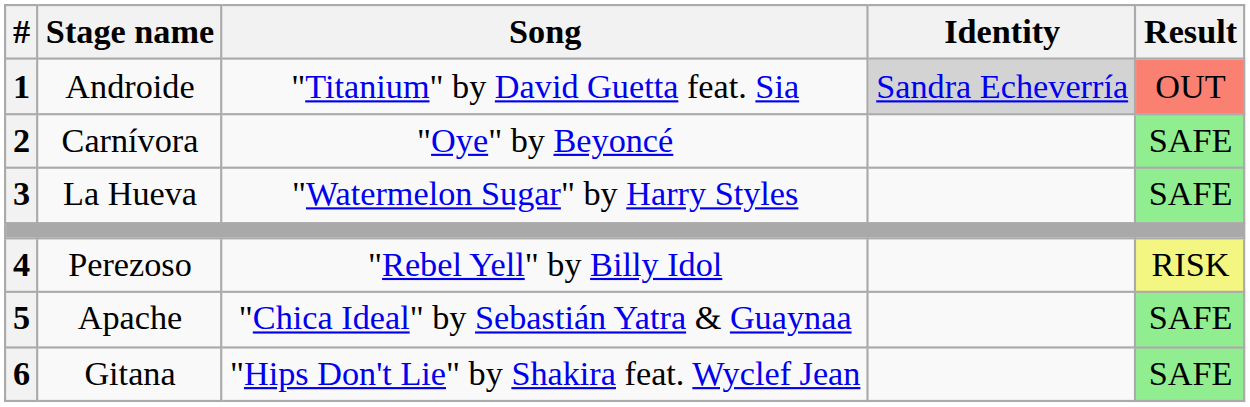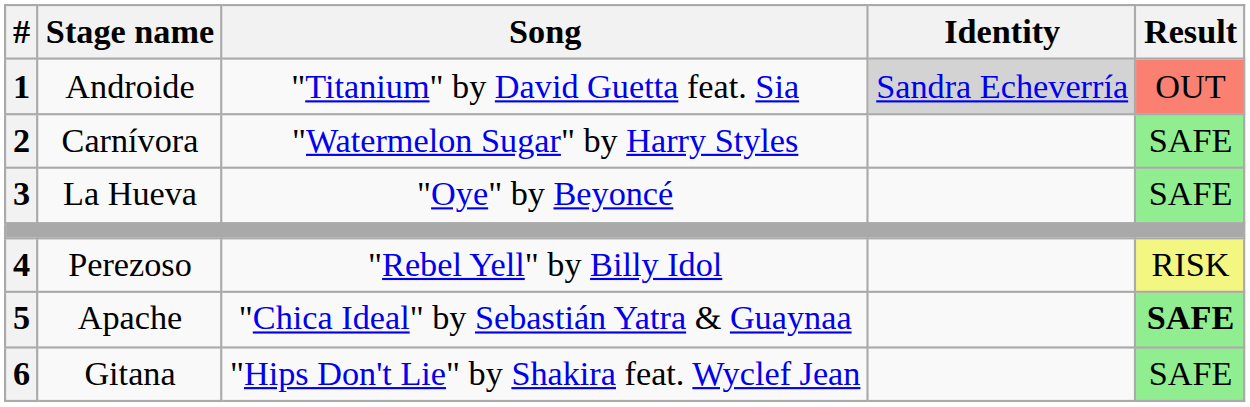(545, 140) "Oye" by Beyoncé -> (545, 140) "Watermelon Sugar" by Harry Styles
(545, 194) "Watermelon Sugar" by Harry Styles -> (545, 194) "Oye" by Beyoncé
(1191, 318) normal -> (1191, 318) bold
